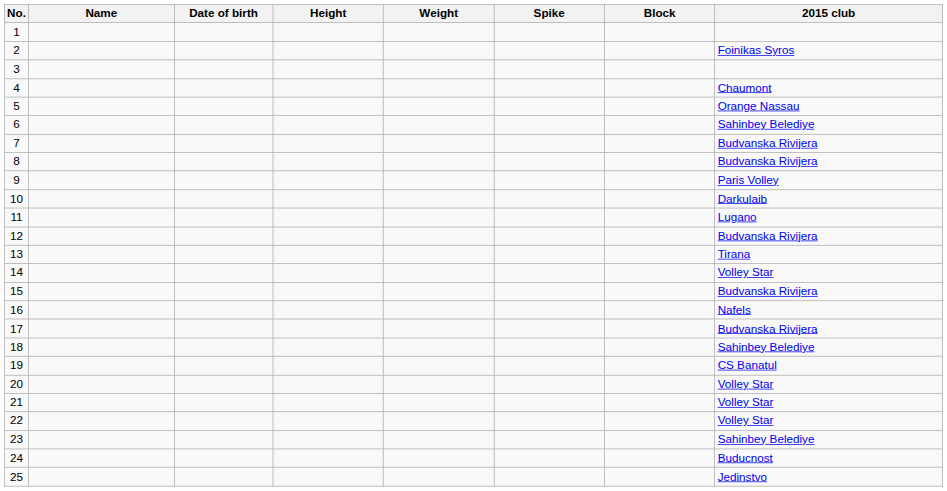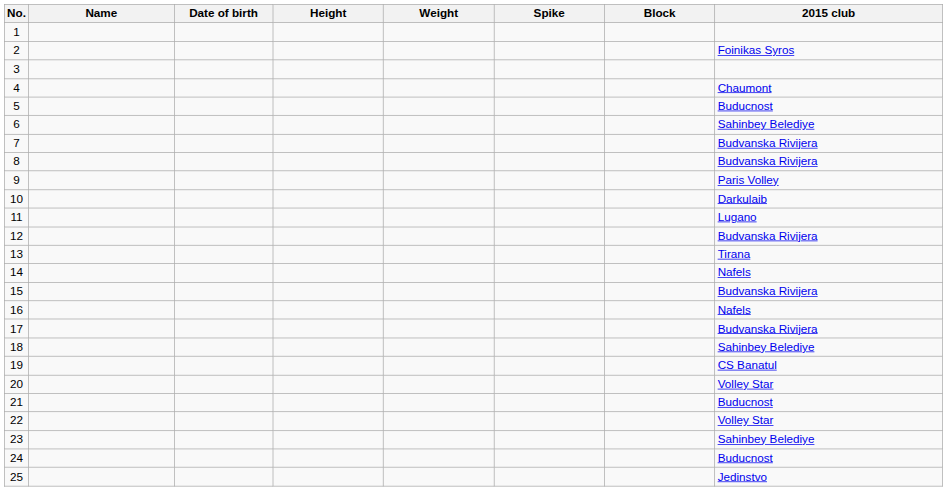(759, 106) Orange Nassau -> (745, 106) Buducnost
(746, 273) Volley Star -> (734, 273) Nafels
(746, 402) Volley Star -> (745, 402) Buducnost
